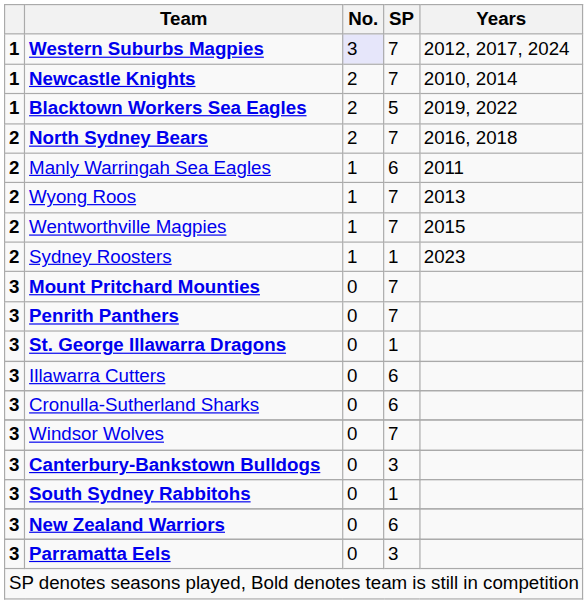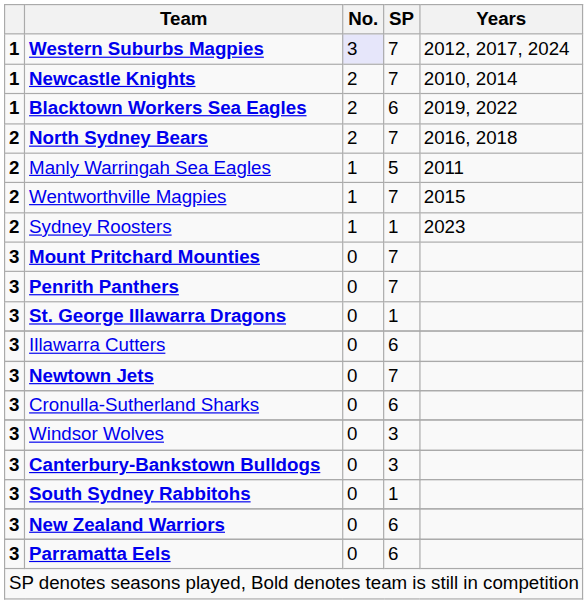(393, 108) 5 -> (393, 108) 6
(393, 167) 6 -> (393, 167) 5
- row: (83, 197)
+ row: (91, 375)
(393, 434) 7 -> (393, 434) 3
(393, 553) 3 -> (393, 553) 6
